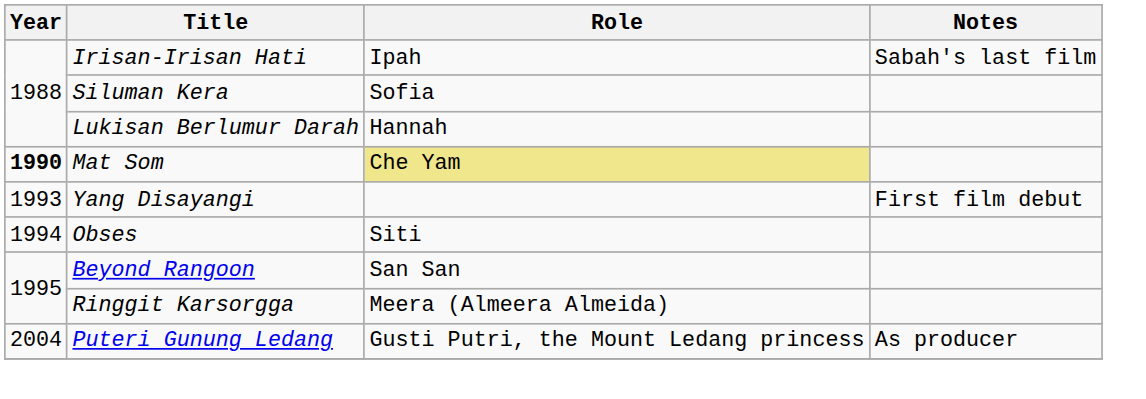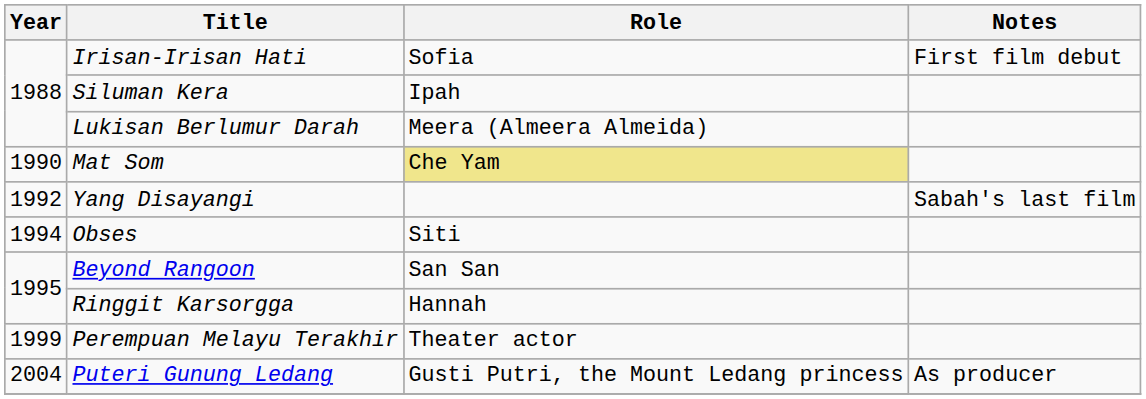(396, 58) Ipah -> (441, 58) Sofia
(986, 58) Sabah's last film -> (1018, 58) First film debut
(402, 93) Sofia -> (435, 93) Ipah
(409, 129) Hannah -> (558, 129) Meera (Almeera Almeida)
(36, 164) bold -> (36, 164) normal
(36, 199) 1993 -> (36, 199) 1992
(979, 199) First film debut -> (1025, 199) Sabah's last film
(519, 306) Meera (Almeera Almeida) -> (448, 306) Hannah
+ row: (235, 341)
